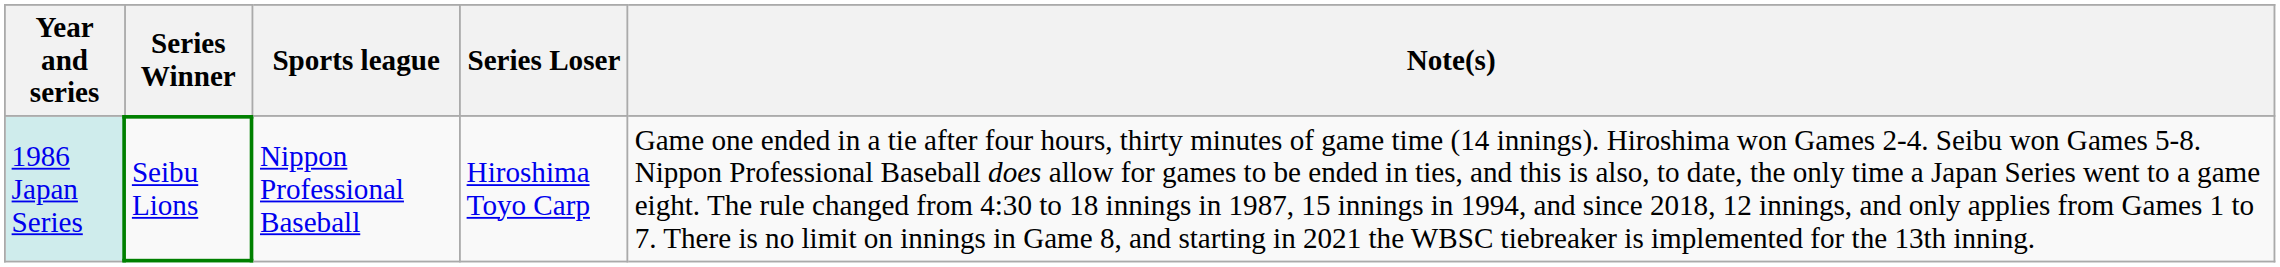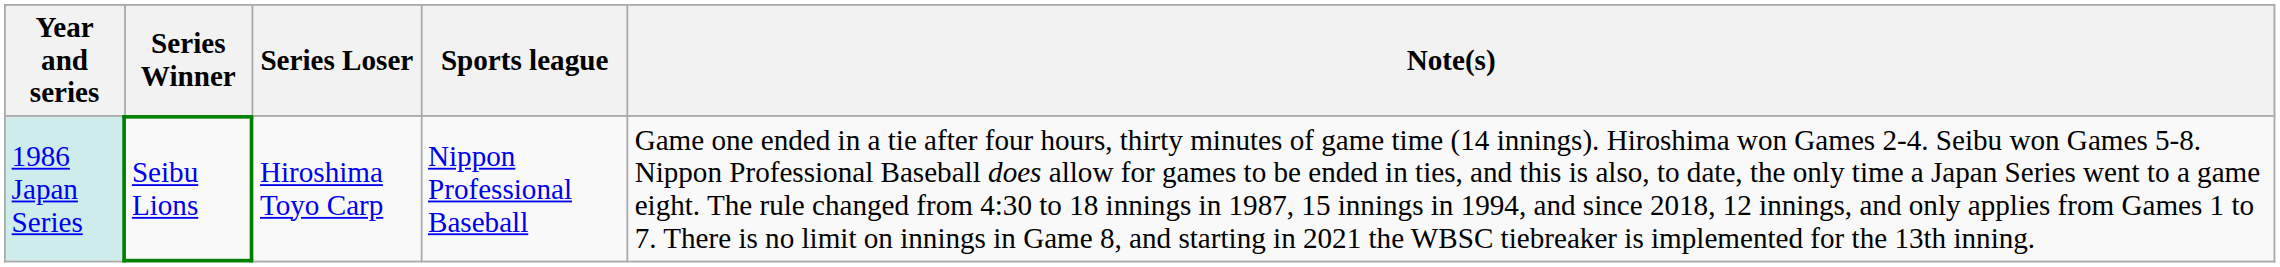columns swapped: (544, 60) <-> (356, 60)
